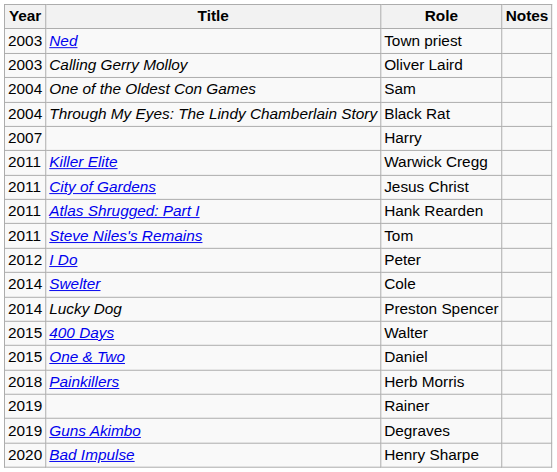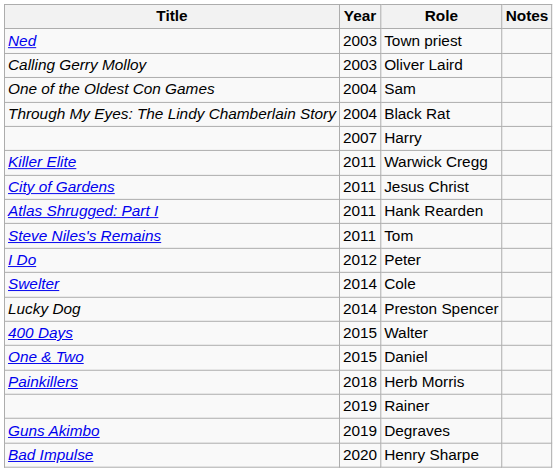columns swapped: (25, 16) <-> (213, 16)
